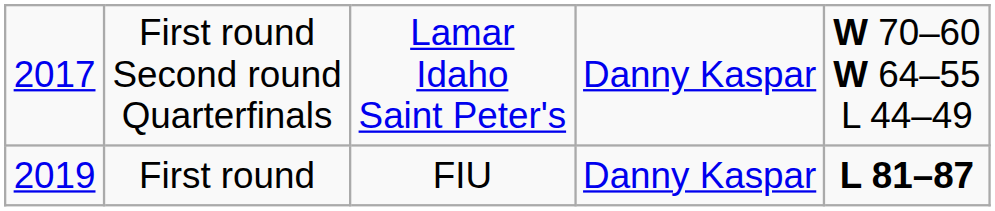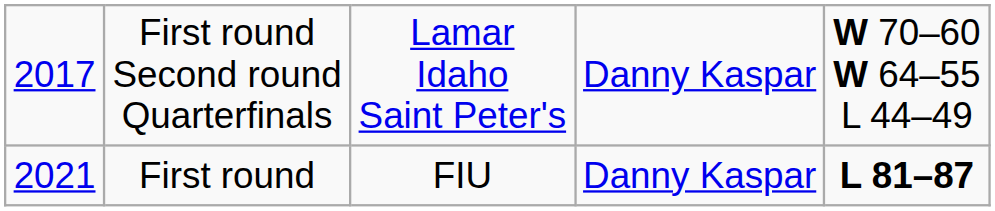(55, 174) 2019 -> (55, 174) 2021
